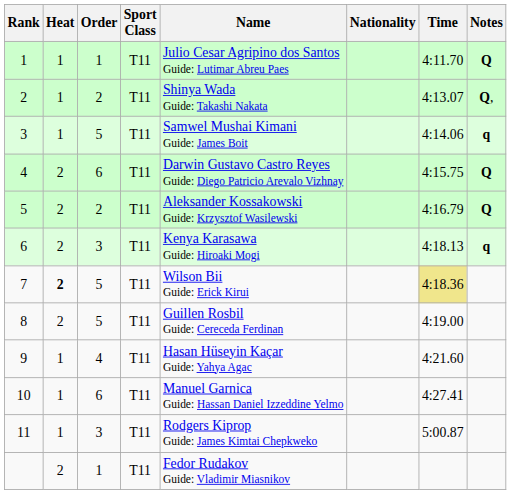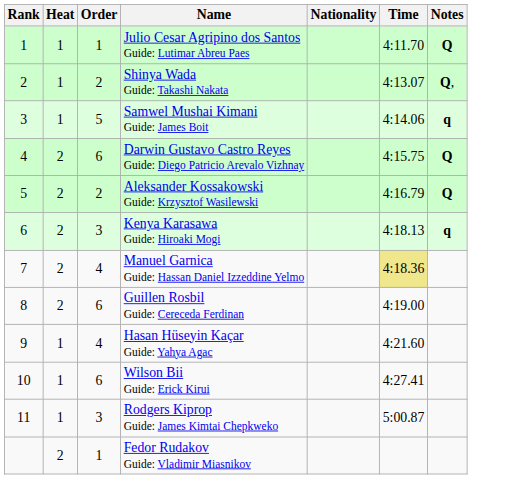- column: (140, 23)
(60, 284) bold -> (60, 268) normal
(99, 284) 5 -> (99, 268) 4
(206, 284) Wilson Bii Guide: Erick Kirui -> (214, 268) Manuel Garnica Guide: Hassan Daniel Izzeddine Yelmo
(99, 321) 5 -> (99, 306) 6
(253, 396) Manuel Garnica Guide: Hassan Daniel Izzeddine Yelmo -> (167, 380) Wilson Bii Guide: Erick Kirui
